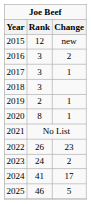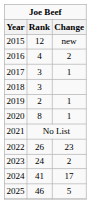(39, 57) 3 -> (39, 57) 4
